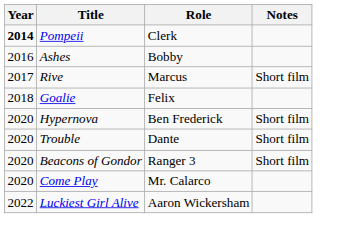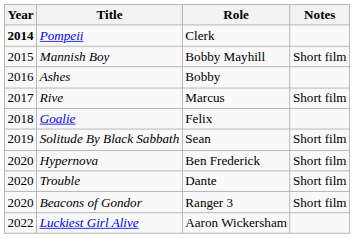+ row: (75, 56)
+ row: (109, 139)
- row: (69, 181)
